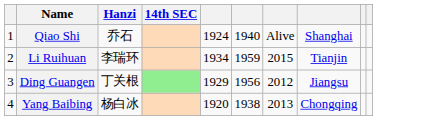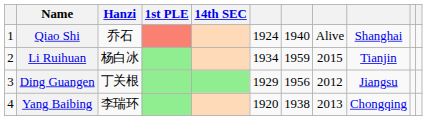+ column: (167, 14)
(120, 58) 李瑞环 -> (120, 58) 杨白冰
(120, 103) 杨白冰 -> (120, 103) 李瑞环
